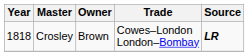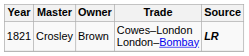(19, 36) 1818 -> (19, 36) 1821
